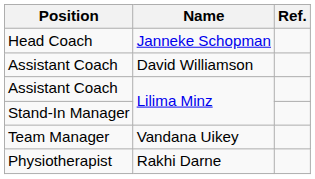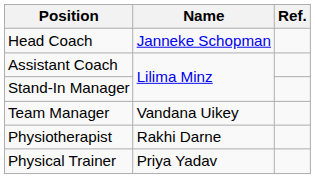- row: (63, 64)
+ row: (62, 161)
